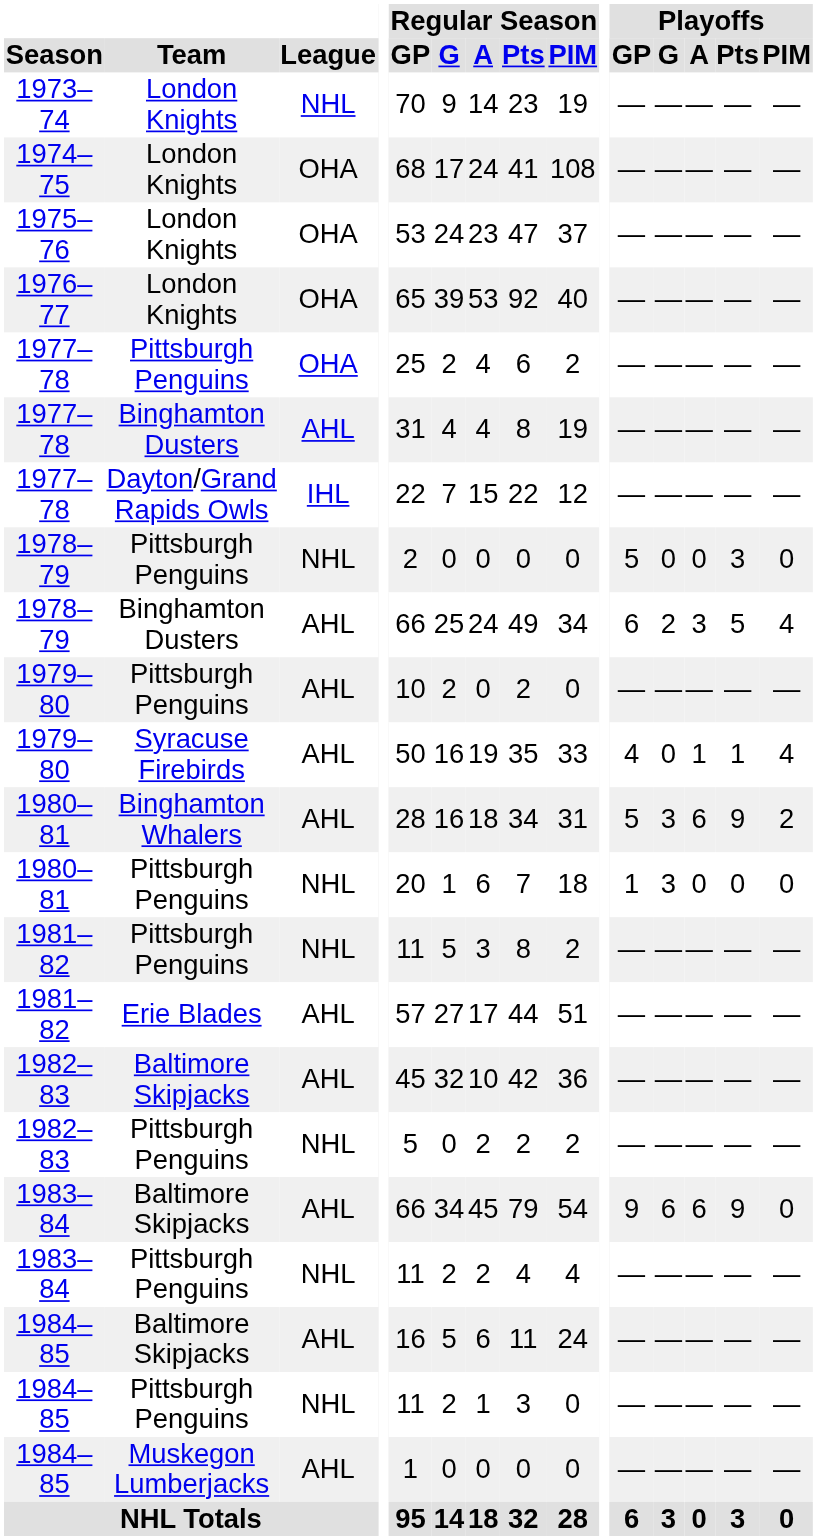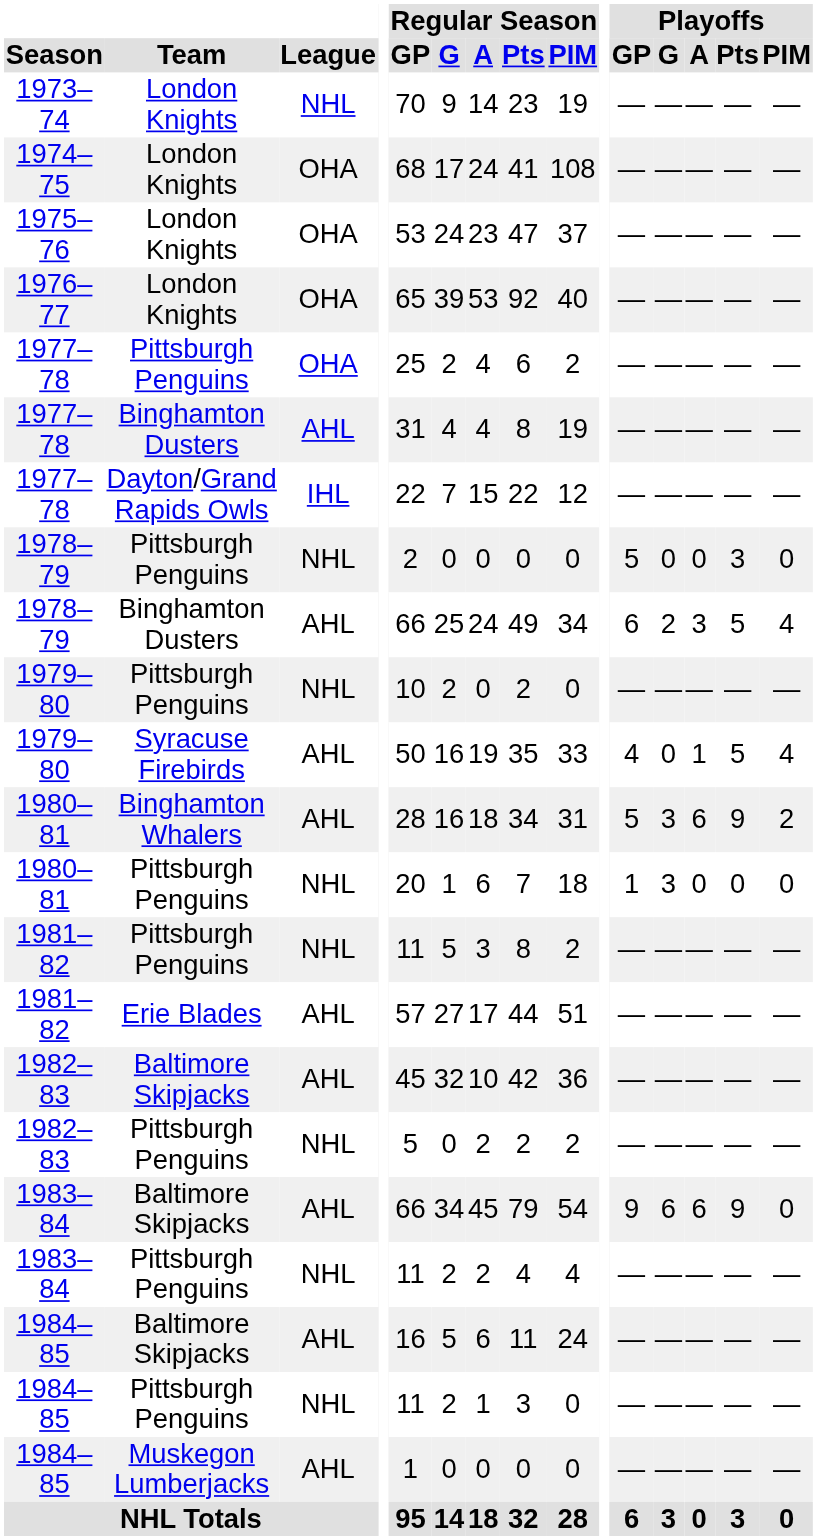(328, 689) AHL -> (328, 689) NHL
(738, 754) 1 -> (738, 754) 5
